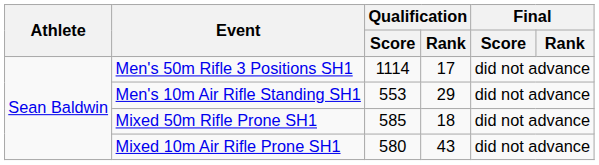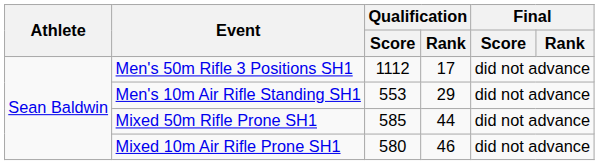(393, 69) 1114 -> (393, 69) 1112
(446, 120) 18 -> (446, 120) 44
(446, 146) 43 -> (446, 146) 46
